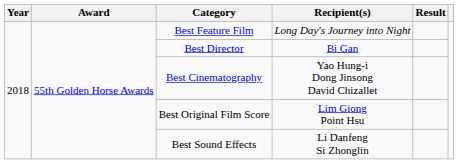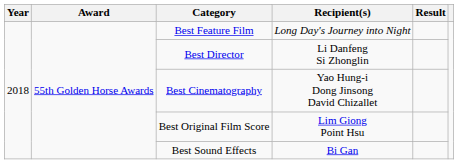(342, 48) Bi Gan -> (342, 54) Li Danfeng Si Zhonglin
(342, 144) Li Danfeng Si Zhonglin -> (342, 150) Bi Gan
